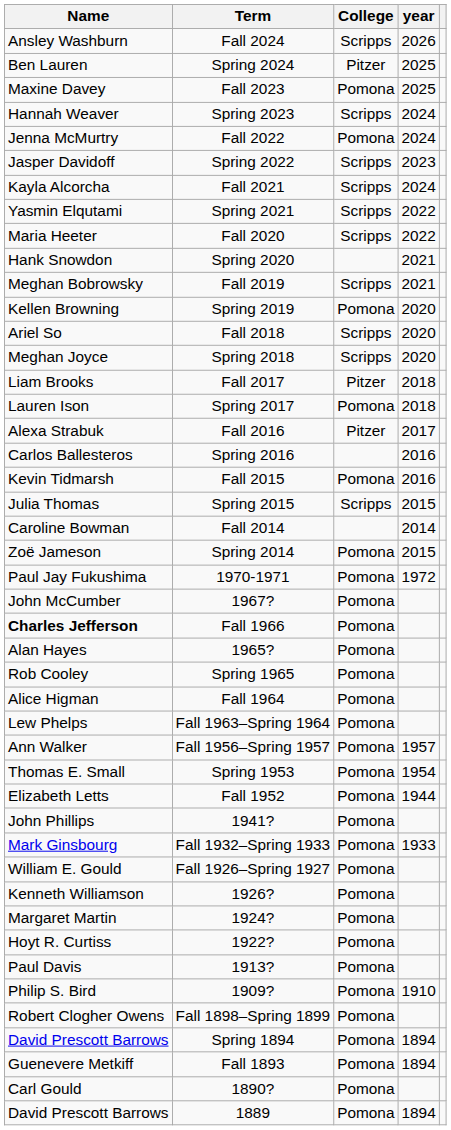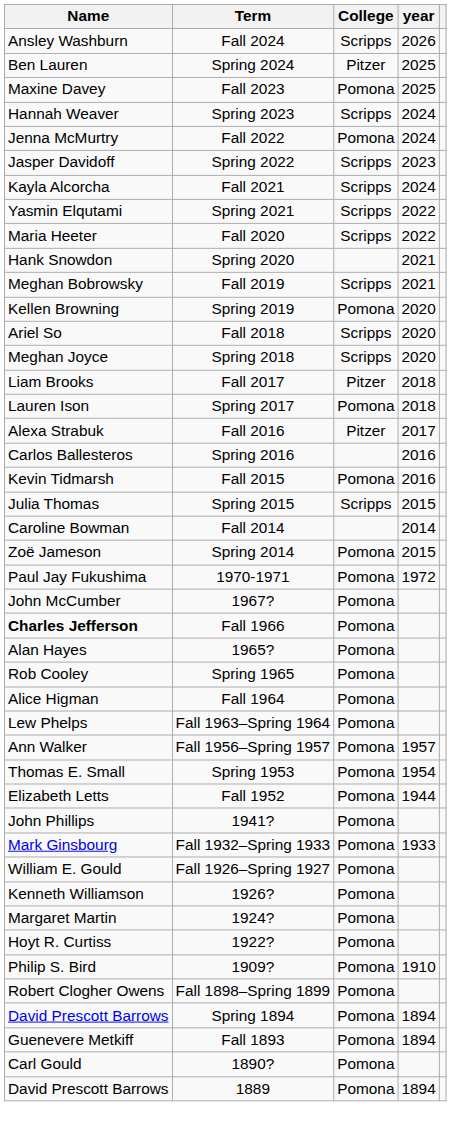- row: (253, 966)
